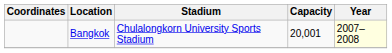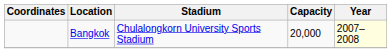(306, 34) 20,001 -> (306, 34) 20,000
